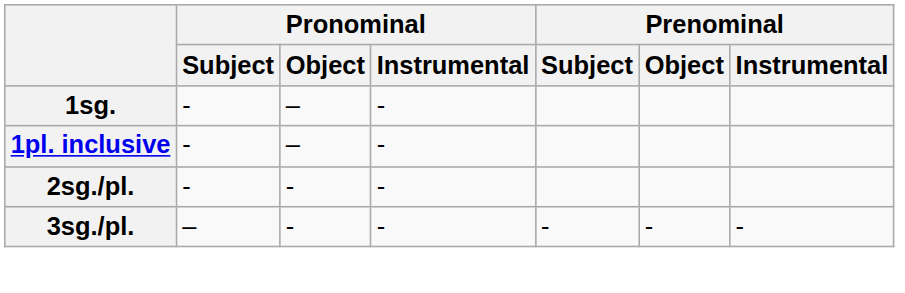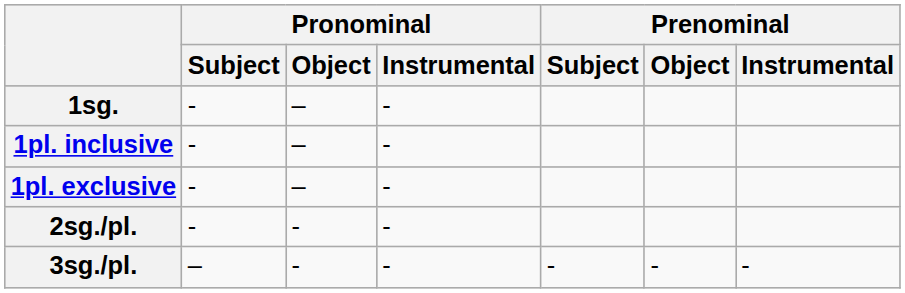+ row: (93, 186)
